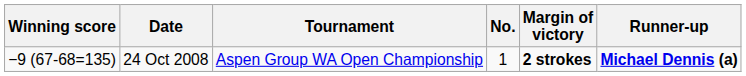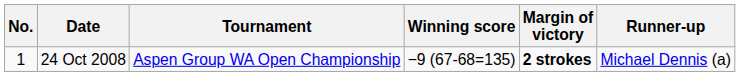columns swapped: (503, 26) <-> (62, 26)
(669, 59) bold -> (666, 59) normal
